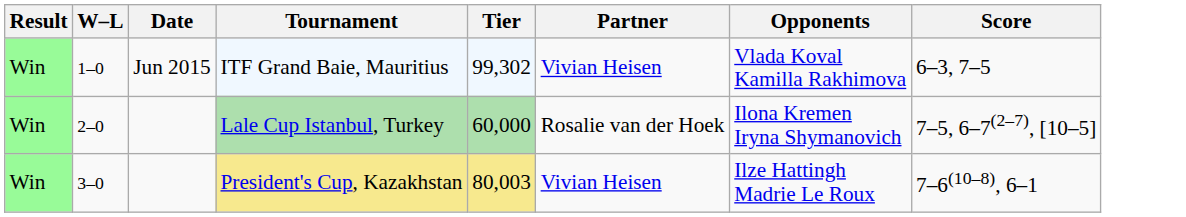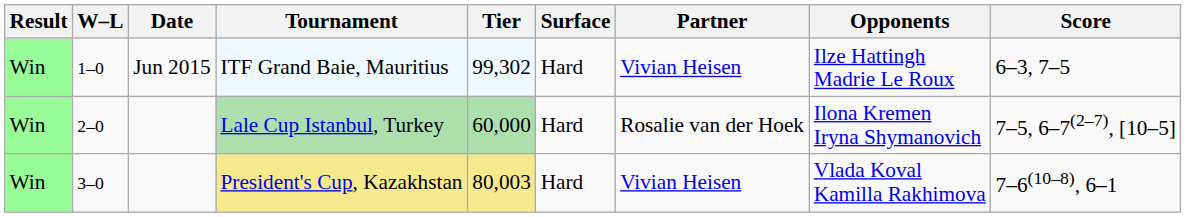+ column: (576, 21)
(820, 67) Vlada Koval Kamilla Rakhimova -> (884, 67) Ilze Hattingh Madrie Le Roux
(805, 182) Ilze Hattingh Madrie Le Roux -> (900, 182) Vlada Koval Kamilla Rakhimova
